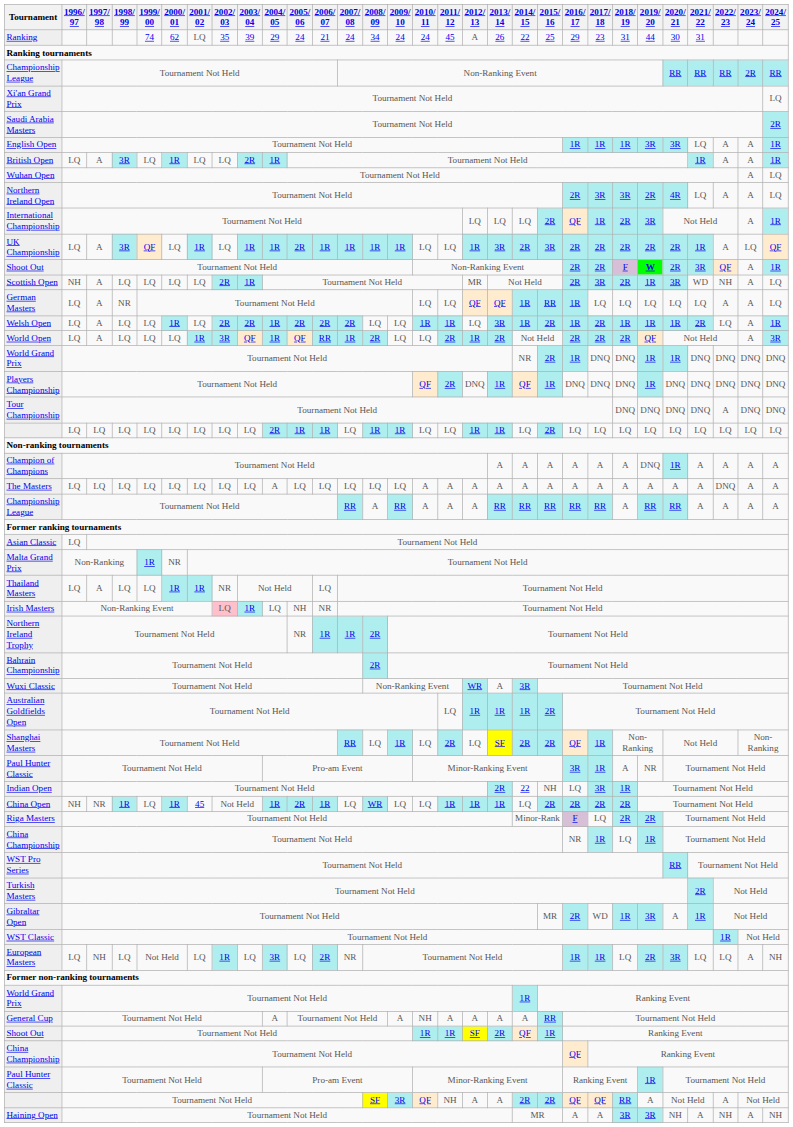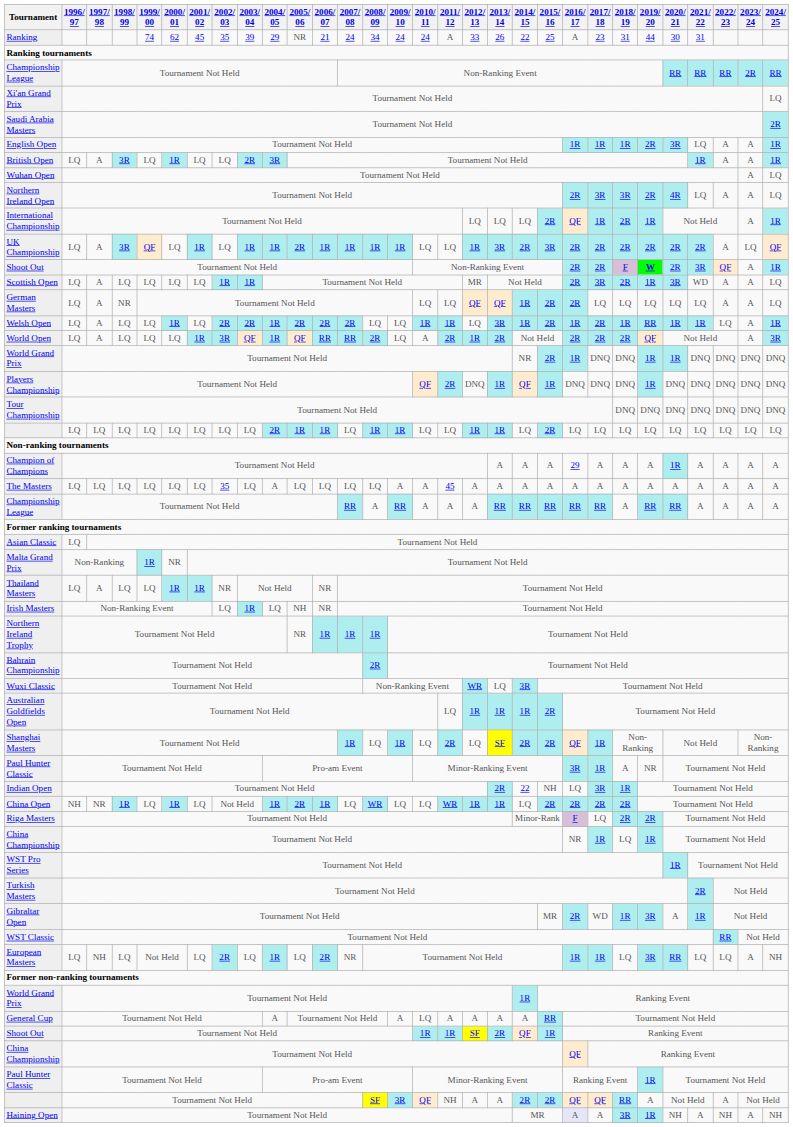(200, 37) LQ -> (200, 37) 45
(300, 37) 24 -> (300, 37) NR
(450, 37) 45 -> (450, 37) A
(475, 37) A -> (475, 37) 33
(575, 37) 29 -> (575, 37) A
(650, 144) 3R -> (650, 144) 2R
(275, 159) 1R -> (275, 159) 3R
(650, 220) 3R -> (650, 220) 1R
(700, 246) 1R -> (700, 246) 2R
(74, 282) NH -> (74, 282) LQ
(225, 282) 2R -> (225, 282) 1R
(725, 282) NH -> (725, 282) A
(550, 302) RR -> (550, 302) 2R
(575, 302) 1R -> (575, 302) 2R
(650, 322) 1R -> (650, 322) RR
(700, 322) 2R -> (700, 322) 1R
(350, 337) 1R -> (350, 337) RR
(425, 337) LQ -> (425, 337) A
(725, 409) A -> (725, 409) DNQ
(575, 465) A -> (575, 465) 29
(650, 465) DNQ -> (650, 465) A
(225, 486) LQ -> (225, 486) 35
(400, 486) LQ -> (400, 486) A
(450, 486) A -> (450, 486) 45
(725, 486) DNQ -> (725, 486) A
(325, 587) LQ -> (325, 587) NR
(225, 608) pink background -> (225, 608) no background
(375, 634) 2R -> (375, 634) 1R
(500, 685) A -> (500, 685) LQ
(350, 742) RR -> (350, 742) 1R
(200, 803) 45 -> (200, 803) LQ
(450, 803) 1R -> (450, 803) WR
(675, 864) RR -> (675, 864) 1R
(725, 936) 1R -> (725, 936) RR
(225, 957) 1R -> (225, 957) 2R
(275, 957) 3R -> (275, 957) 1R
(650, 957) 2R -> (650, 957) 3R
(675, 957) 3R -> (675, 957) RR
(425, 1018) NH -> (425, 1018) LQ
(575, 1114) no background -> (575, 1114) lavender background
(650, 1114) 3R -> (650, 1114) 1R
